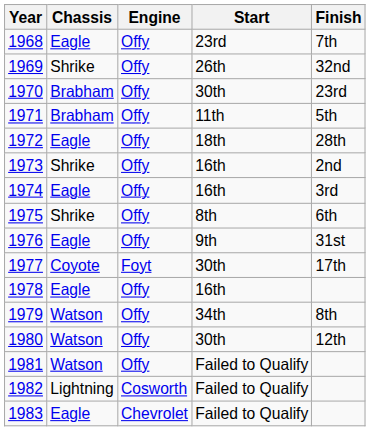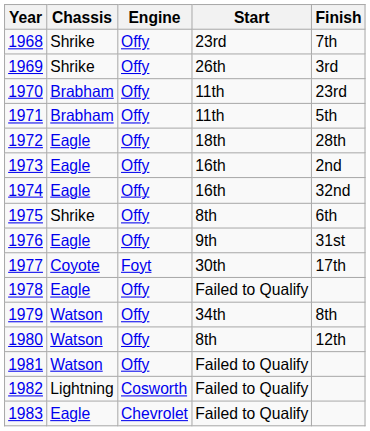(70, 42) Eagle -> (72, 42) Shrike
(333, 67) 32nd -> (327, 67) 3rd
(210, 91) 30th -> (210, 91) 11th
(72, 166) Shrike -> (70, 166) Eagle
(327, 191) 3rd -> (333, 191) 32nd
(210, 290) 16th -> (252, 290) Failed to Qualify
(210, 339) 30th -> (206, 339) 8th
